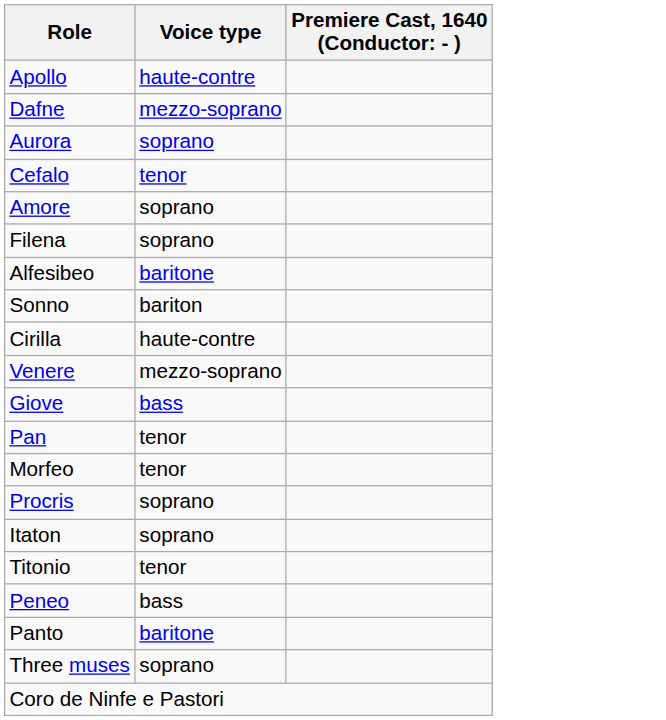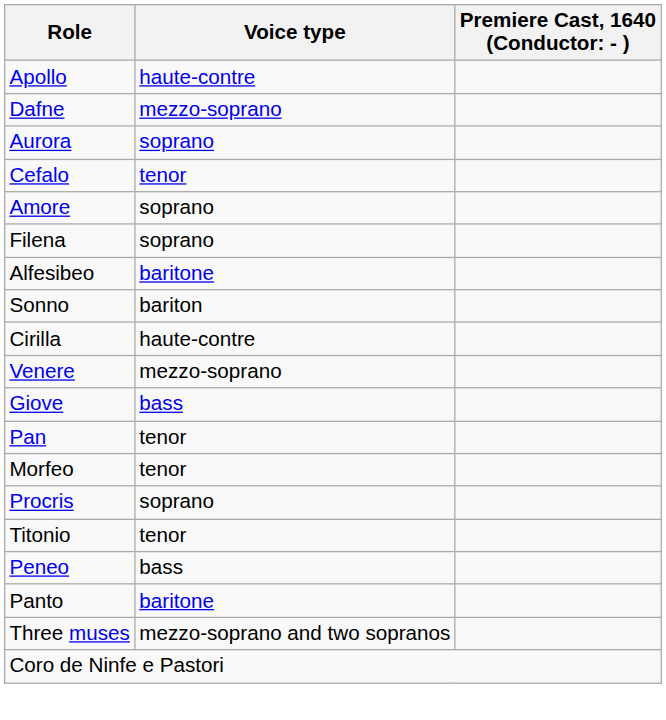- row: (35, 535)
(177, 666) soprano -> (295, 633) mezzo-soprano and two sopranos
